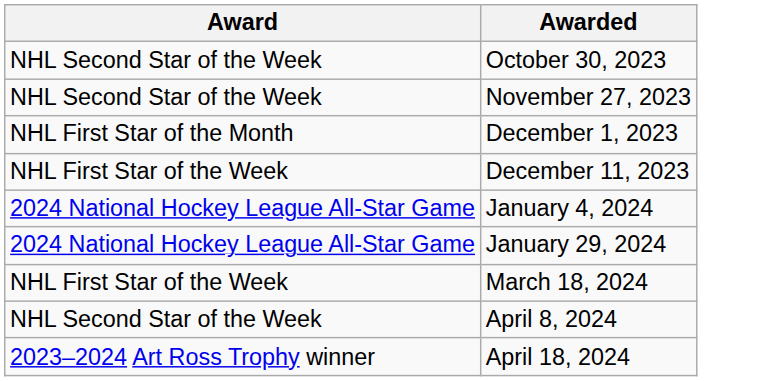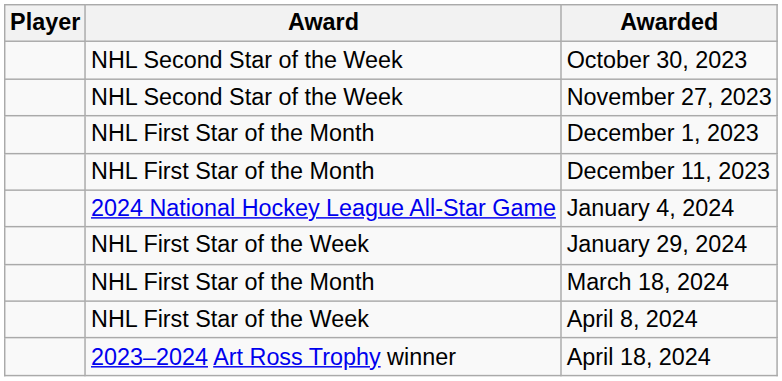+ column: (45, 23)
(149, 171) NHL First Star of the Week -> (233, 171) NHL First Star of the Month
(243, 245) 2024 National Hockey League All-Star Game -> (230, 245) NHL First Star of the Week
(149, 282) NHL First Star of the Week -> (233, 282) NHL First Star of the Month
(166, 319) NHL Second Star of the Week -> (230, 319) NHL First Star of the Week
